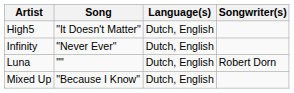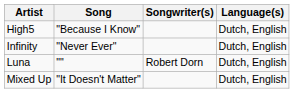columns swapped: (253, 12) <-> (180, 12)
(99, 29) "It Doesn't Matter" -> (98, 29) "Because I Know"
(98, 79) "Because I Know" -> (99, 79) "It Doesn't Matter"
